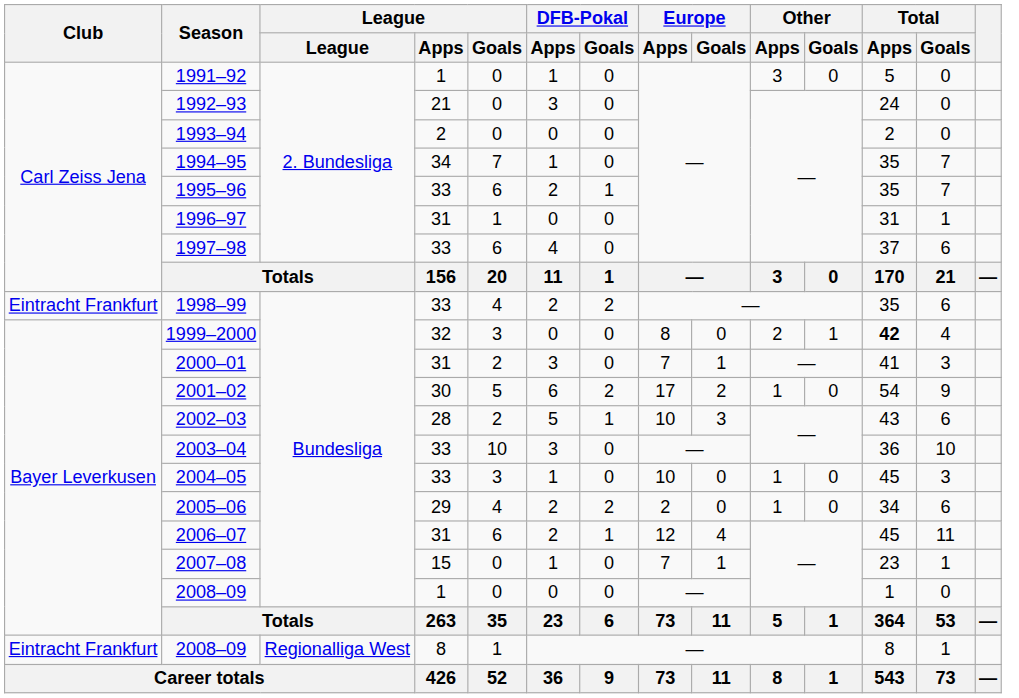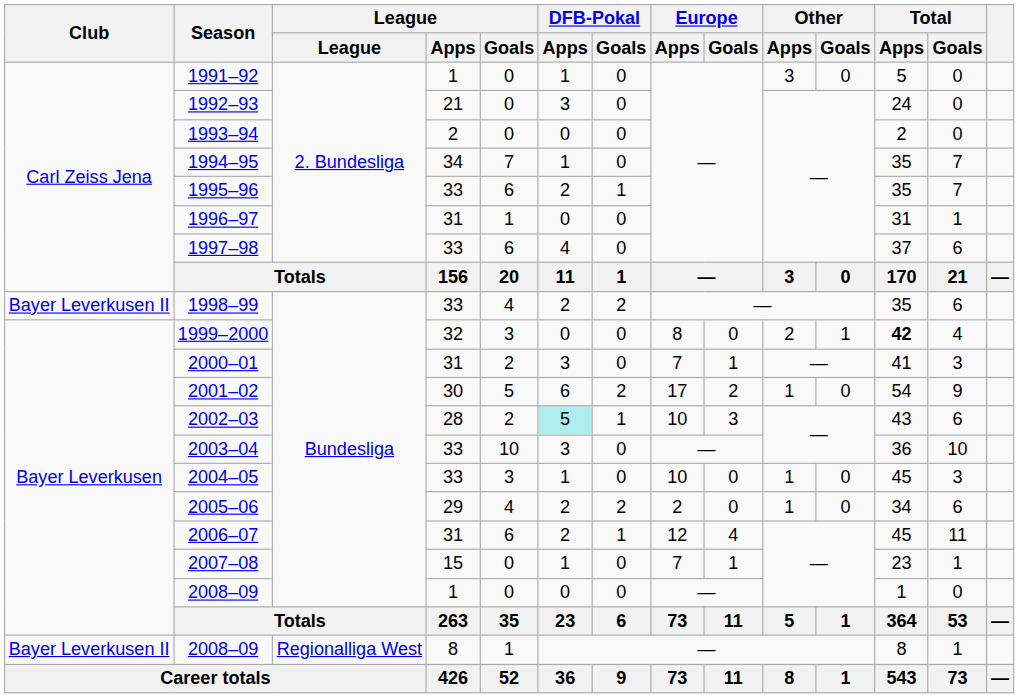(83, 305) Eintracht Frankfurt -> (89, 305) Bayer Leverkusen II
(553, 420) no background -> (565, 420) paleturquoise background
(83, 649) Eintracht Frankfurt -> (89, 649) Bayer Leverkusen II
